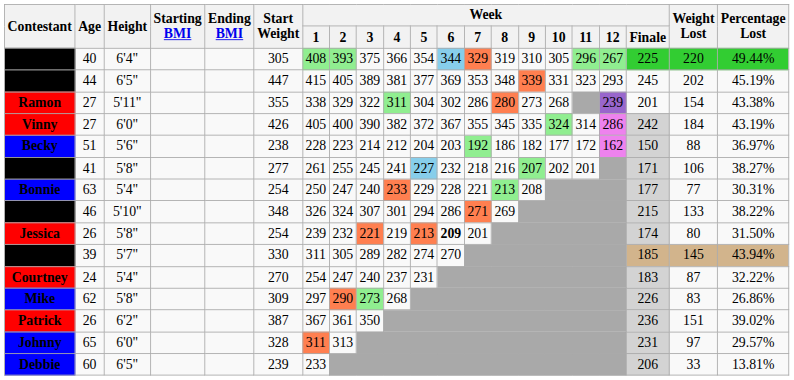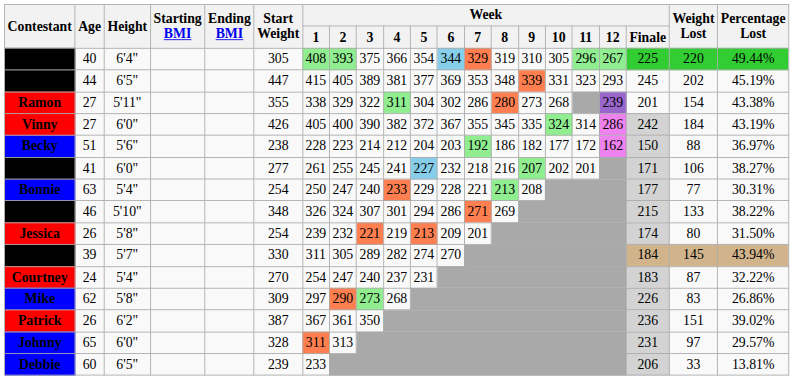(127, 168) 5'8" -> (127, 168) 6'0"
(451, 233) bold -> (451, 233) normal
(648, 255) 185 -> (648, 255) 184
